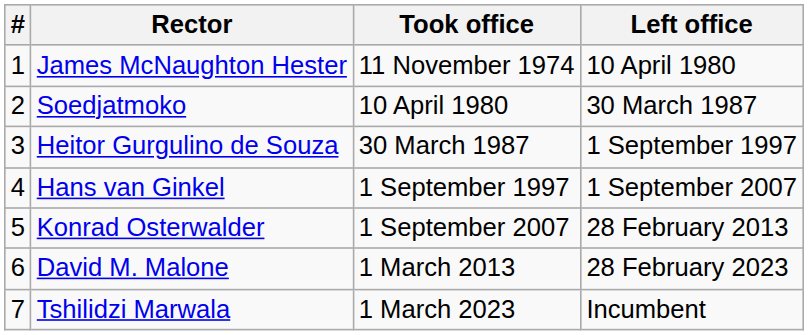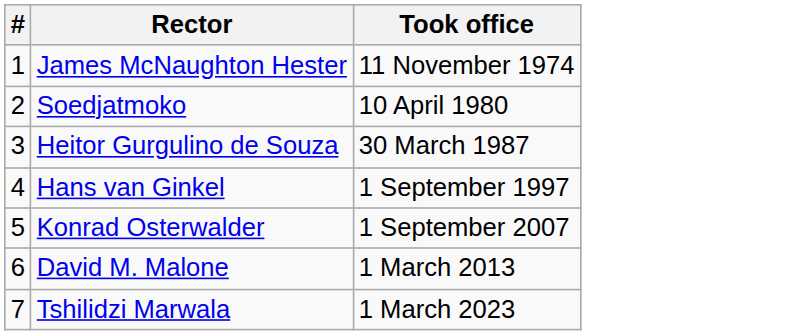- column: (692, 24)
